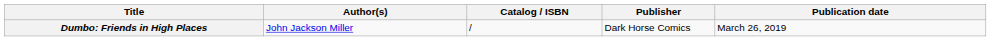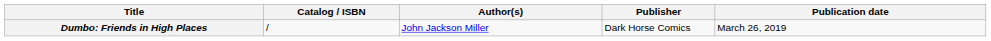columns swapped: (365, 12) <-> (535, 12)
